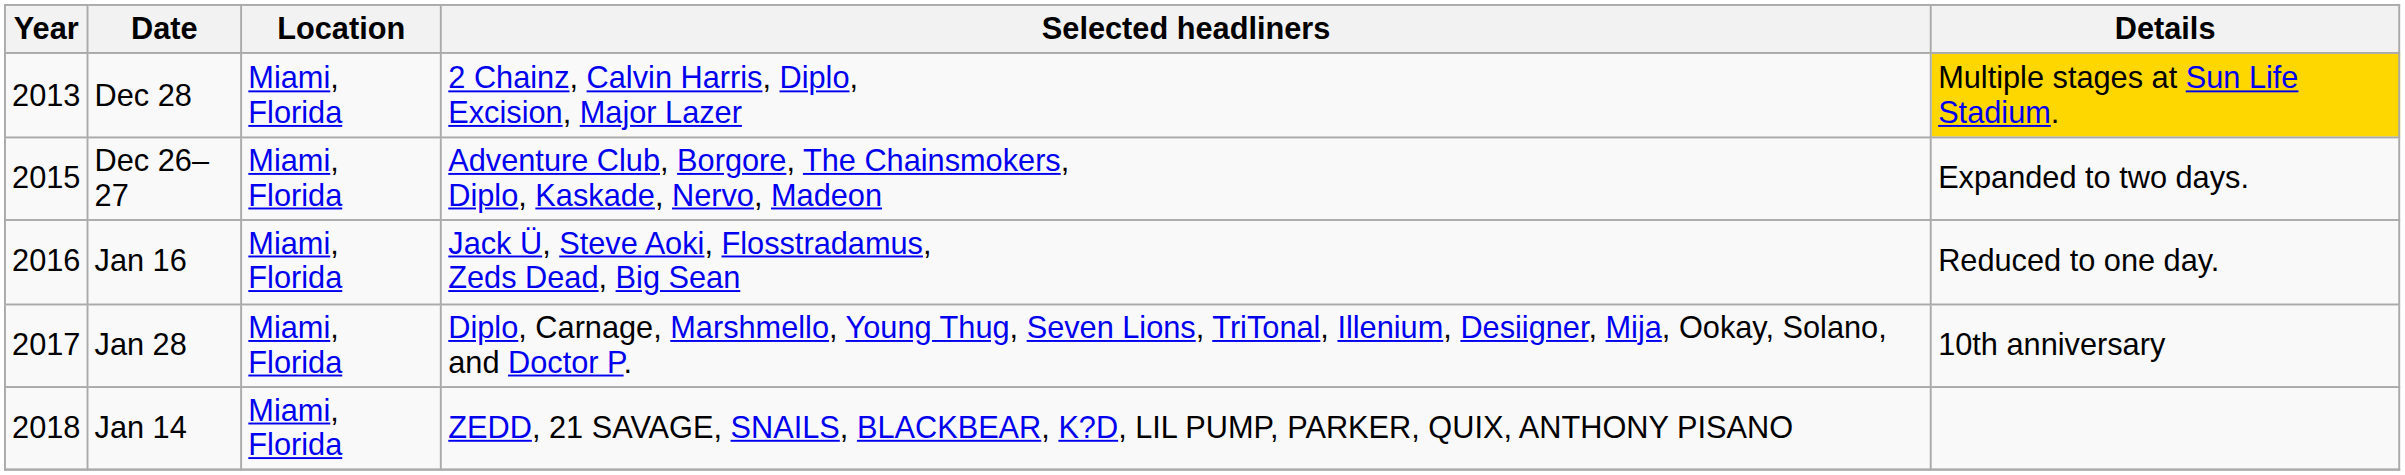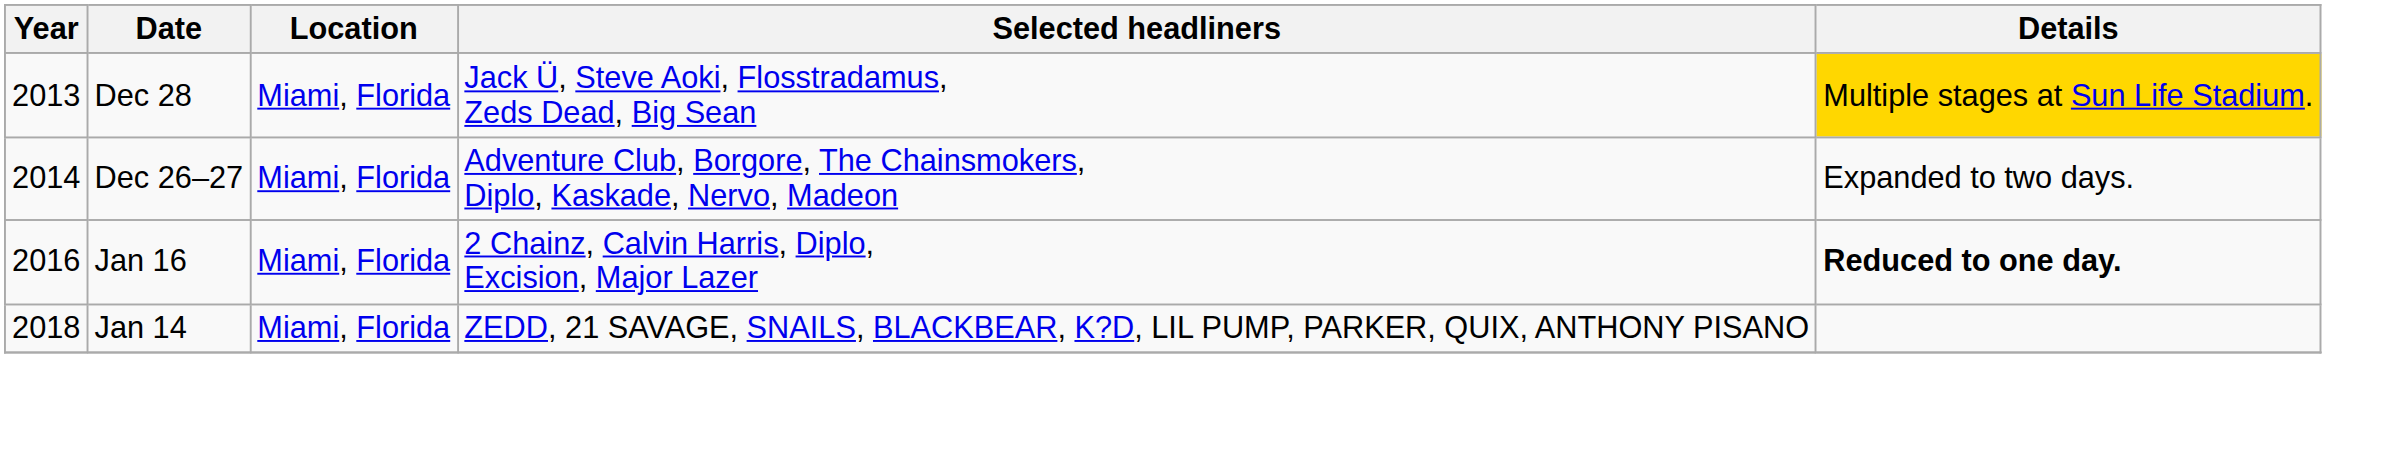(653, 94) 2 Chainz, Calvin Harris, Diplo, Excision, Major Lazer -> (706, 94) Jack Ü, Steve Aoki, Flosstradamus, Zeds Dead, Big Sean
(46, 178) 2015 -> (46, 178) 2014
(690, 261) Jack Ü, Steve Aoki, Flosstradamus, Zeds Dead, Big Sean -> (669, 261) 2 Chainz, Calvin Harris, Diplo, Excision, Major Lazer
(2079, 261) normal -> (1972, 261) bold
- row: (141, 344)
